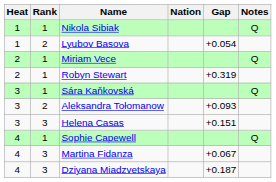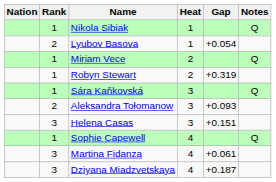columns swapped: (17, 12) <-> (186, 12)
(221, 153) +0.067 -> (221, 153) +0.061
